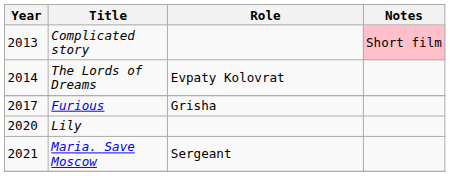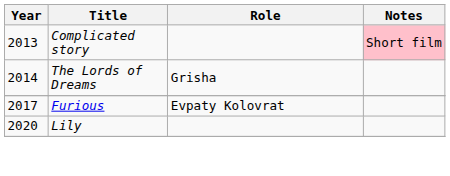(228, 78) Evpaty Kolovrat -> (194, 78) Grisha
(194, 106) Grisha -> (228, 106) Evpaty Kolovrat
- row: (93, 154)
